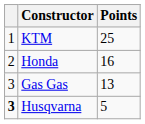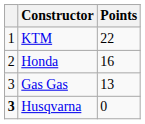(107, 38) 25 -> (107, 38) 22
(104, 107) 5 -> (104, 107) 0
